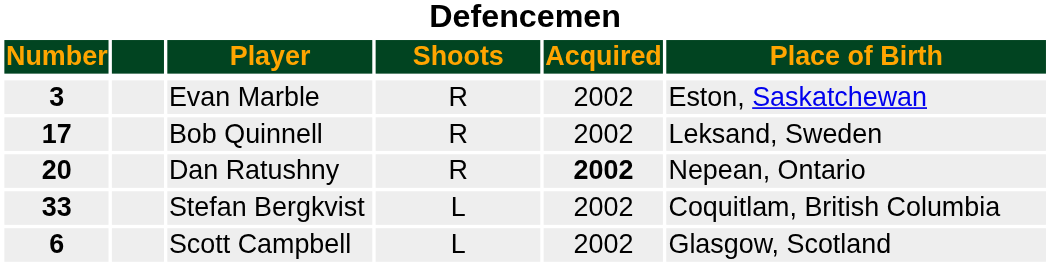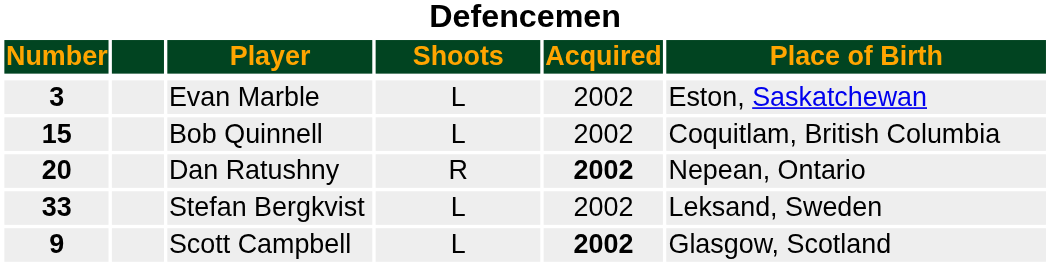(458, 96) R -> (458, 96) L
(57, 133) 17 -> (57, 133) 15
(458, 133) R -> (458, 133) L
(775, 133) Leksand, Sweden -> (834, 133) Coquitlam, British Columbia
(834, 207) Coquitlam, British Columbia -> (775, 207) Leksand, Sweden
(57, 244) 6 -> (57, 244) 9
(604, 244) normal -> (604, 244) bold
